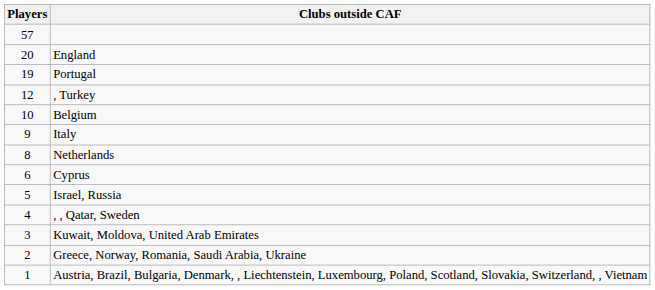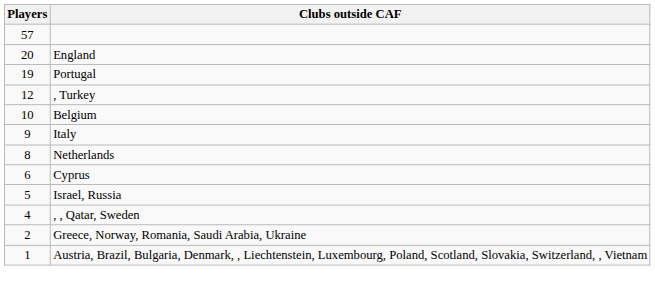- row: (156, 235)
